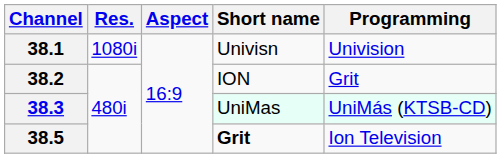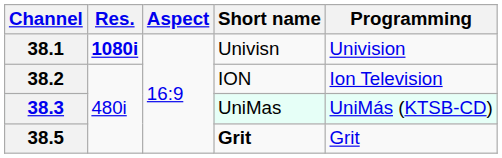(114, 49) normal -> (115, 49) bold
(344, 78) Grit -> (386, 78) Ion Television
(385, 138) Ion Television -> (345, 138) Grit
